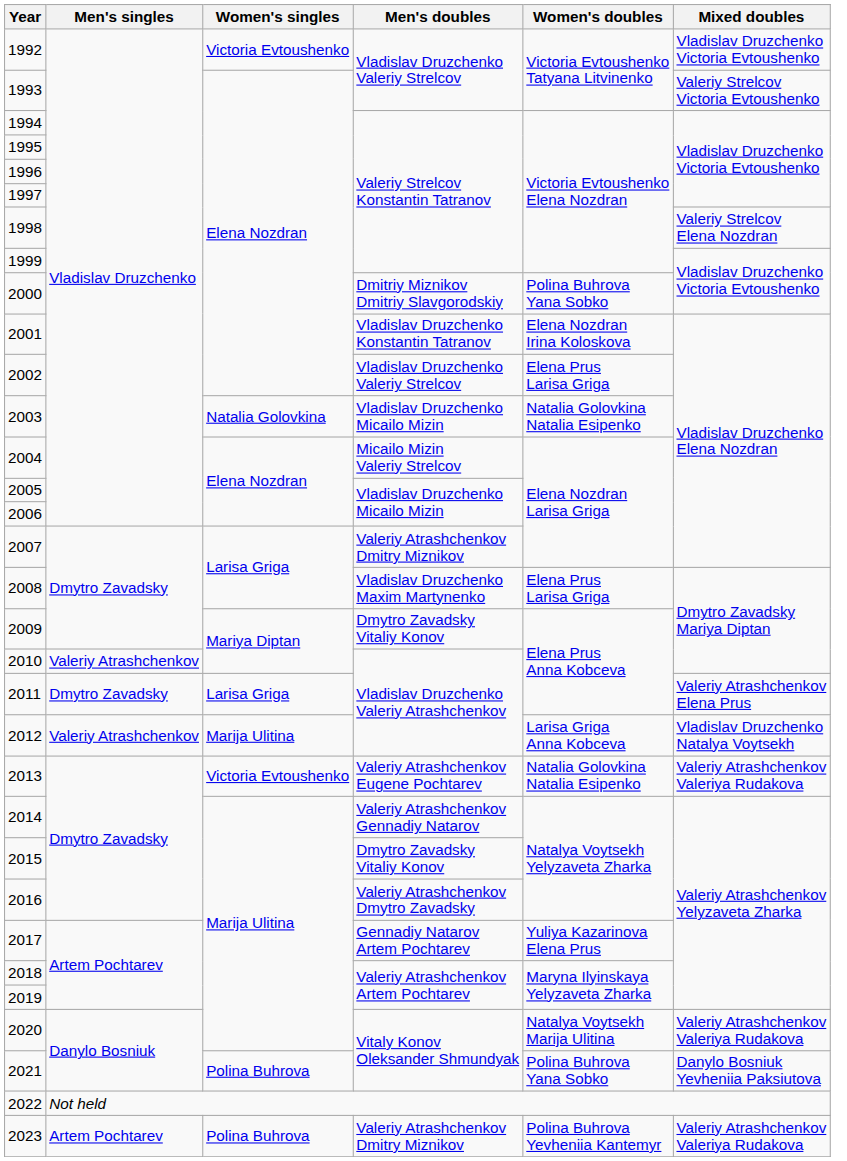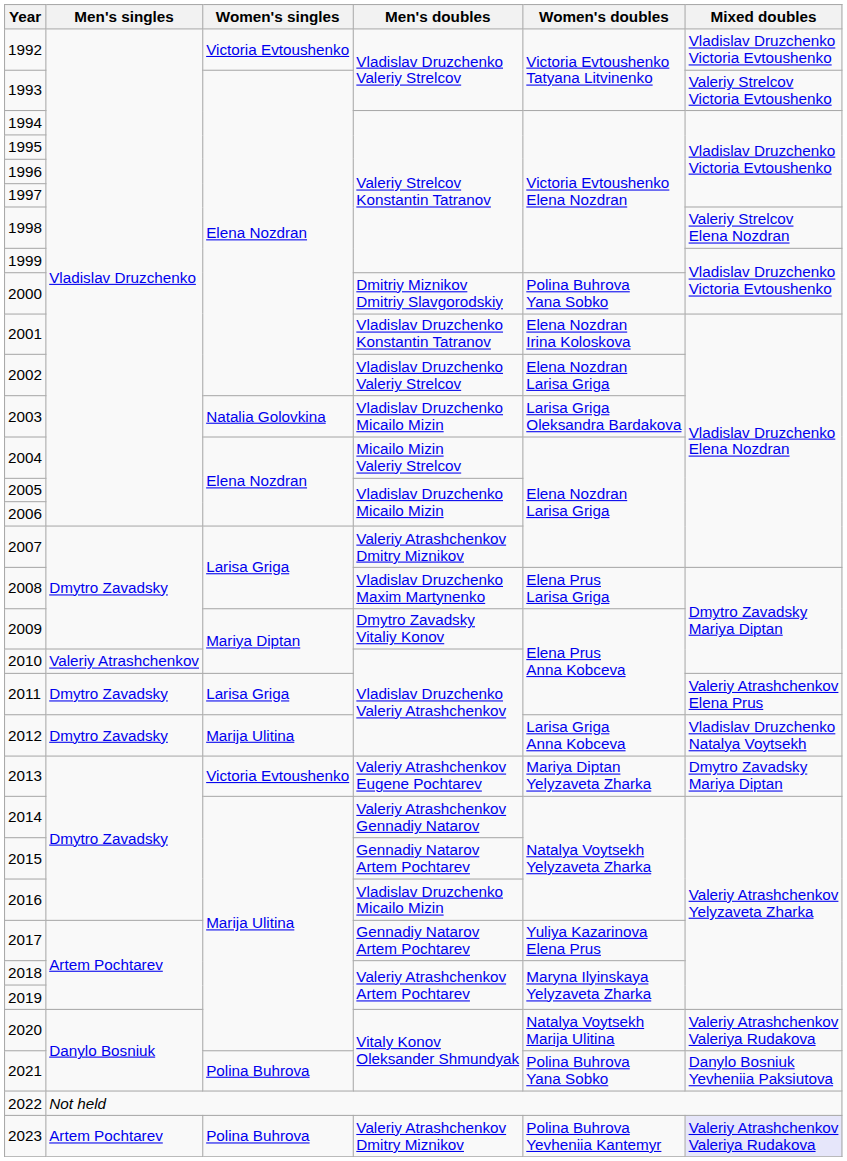(568, 376) Elena Prus Larisa Griga -> (577, 376) Elena Nozdran Larisa Griga
(586, 417) Natalia Golovkina Natalia Esipenko -> (604, 417) Larisa Griga Oleksandra Bardakova
(124, 735) Valeriy Atrashchenkov -> (109, 735) Dmytro Zavadsky
(586, 776) Natalia Golovkina Natalia Esipenko -> (589, 776) Mariya Diptan Yelyzaveta Zharka
(751, 776) Valeriy Atrashchenkov Valeriya Rudakova -> (748, 776) Dmytro Zavadsky Mariya Diptan
(416, 859) Dmytro Zavadsky Vitaliy Konov -> (418, 859) Gennadiy Natarov Artem Pochtarev
(431, 900) Valeriy Atrashchenkov Dmytro Zavadsky -> (430, 900) Vladislav Druzchenko Micailo Mizin
(751, 1136) no background -> (764, 1136) lavender background
